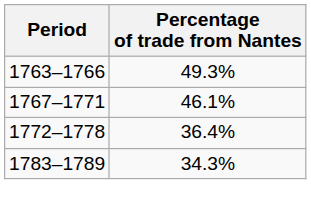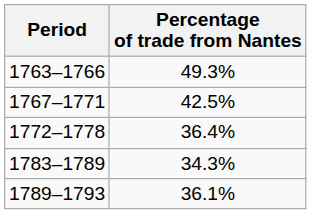(208, 102) 46.1% -> (208, 102) 42.5%
+ row: (57, 193)
